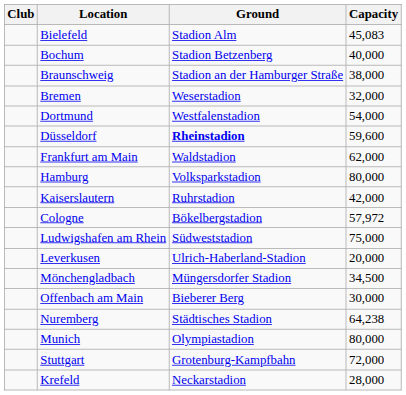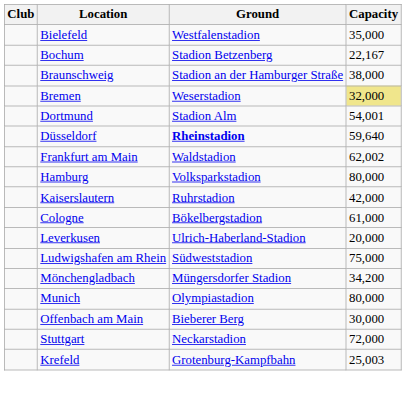(204, 34) Stadion Alm -> (216, 34) Westfalenstadion
(367, 34) 45,083 -> (367, 34) 35,000
(367, 55) 40,000 -> (367, 55) 22,167
(367, 95) no background -> (367, 95) khaki background
(216, 116) Westfalenstadion -> (204, 116) Stadion Alm
(367, 116) 54,000 -> (367, 116) 54,001
(367, 136) 59,600 -> (367, 136) 59,640
(367, 156) 62,000 -> (367, 156) 62,002
(367, 217) 57,972 -> (367, 217) 61,000
rows swapped: (70, 258) <-> (103, 237)
(367, 278) 34,500 -> (367, 278) 34,200
rows swapped: (60, 339) <-> (92, 298)
- row: (69, 319)
(234, 359) Grotenburg-Kampfbahn -> (209, 339) Neckarstadion
(209, 380) Neckarstadion -> (234, 359) Grotenburg-Kampfbahn
(367, 380) 28,000 -> (367, 359) 25,003
